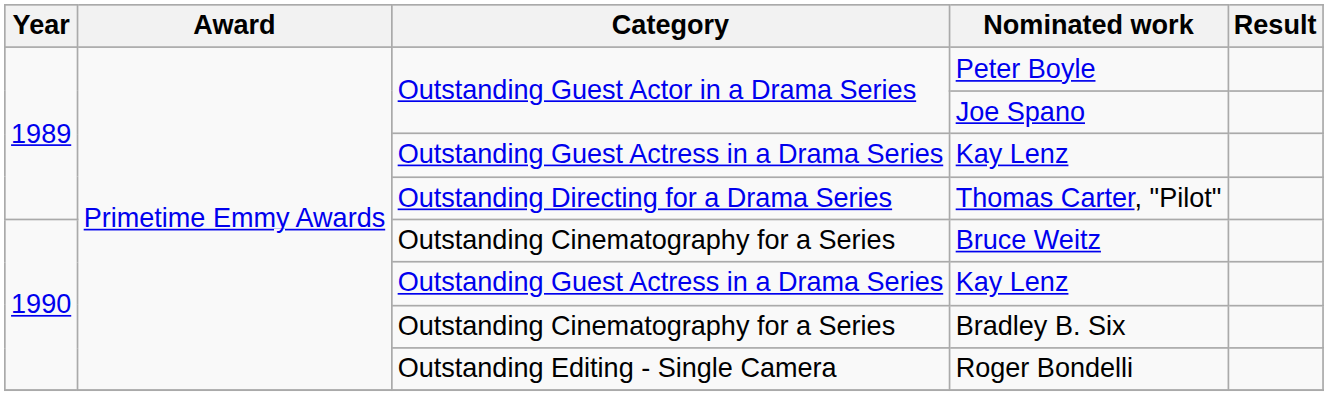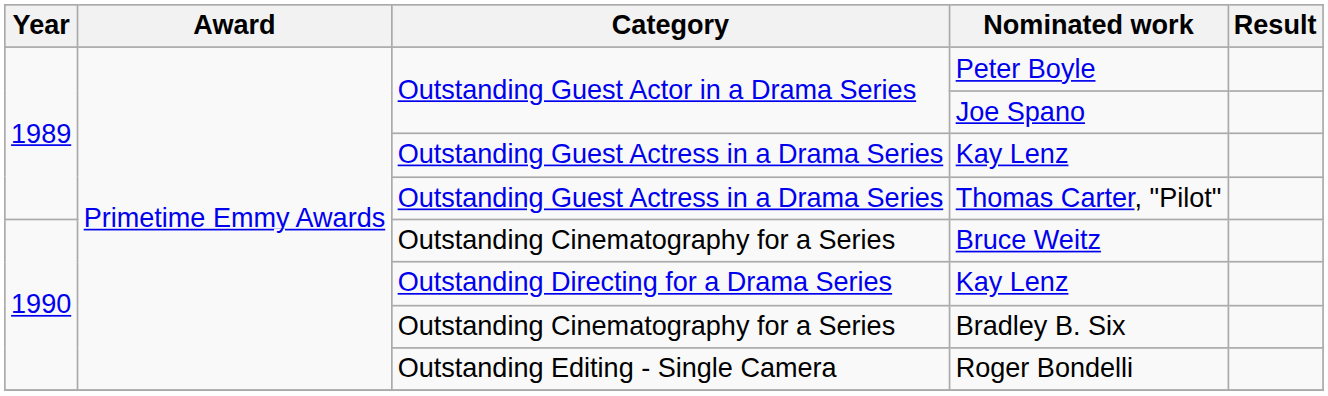(645, 197) Outstanding Directing for a Drama Series -> (670, 197) Outstanding Guest Actress in a Drama Series
(670, 283) Outstanding Guest Actress in a Drama Series -> (645, 283) Outstanding Directing for a Drama Series
